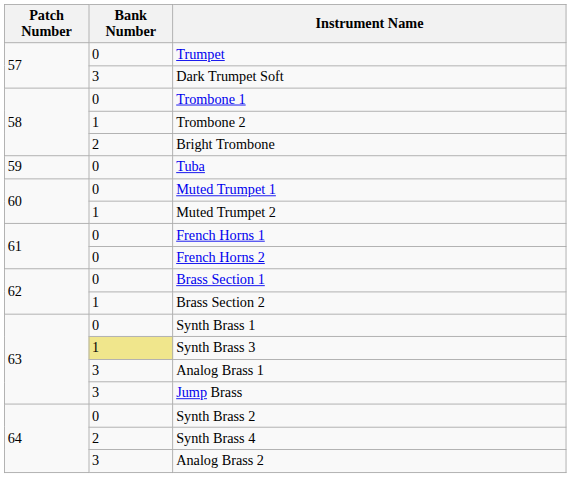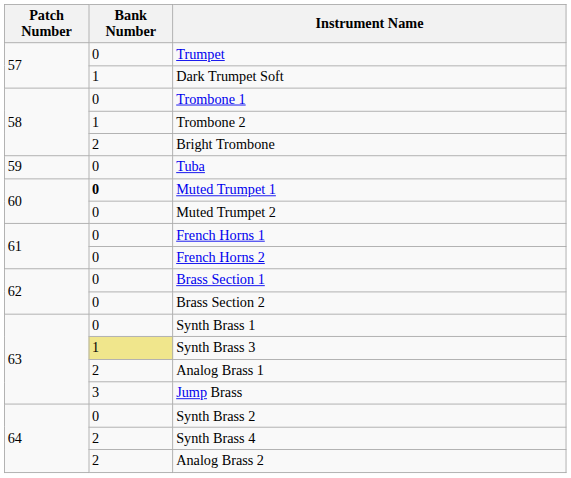(96, 76) 3 -> (96, 76) 1
(96, 189) normal -> (96, 189) bold
(96, 212) 1 -> (96, 212) 0
(96, 302) 1 -> (96, 302) 0
(96, 370) 3 -> (96, 370) 2
(96, 460) 3 -> (96, 460) 2
